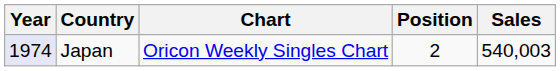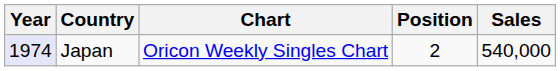(516, 50) 540,003 -> (516, 50) 540,000
